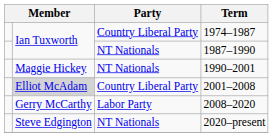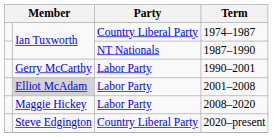(51, 68) Maggie Hickey -> (53, 68) Gerry McCarthy
(128, 68) NT Nationals -> (124, 68) Labor Party
(148, 86) Country Liberal Party -> (124, 86) Labor Party
(53, 104) Gerry McCarthy -> (51, 104) Maggie Hickey
(128, 123) NT Nationals -> (148, 123) Country Liberal Party
